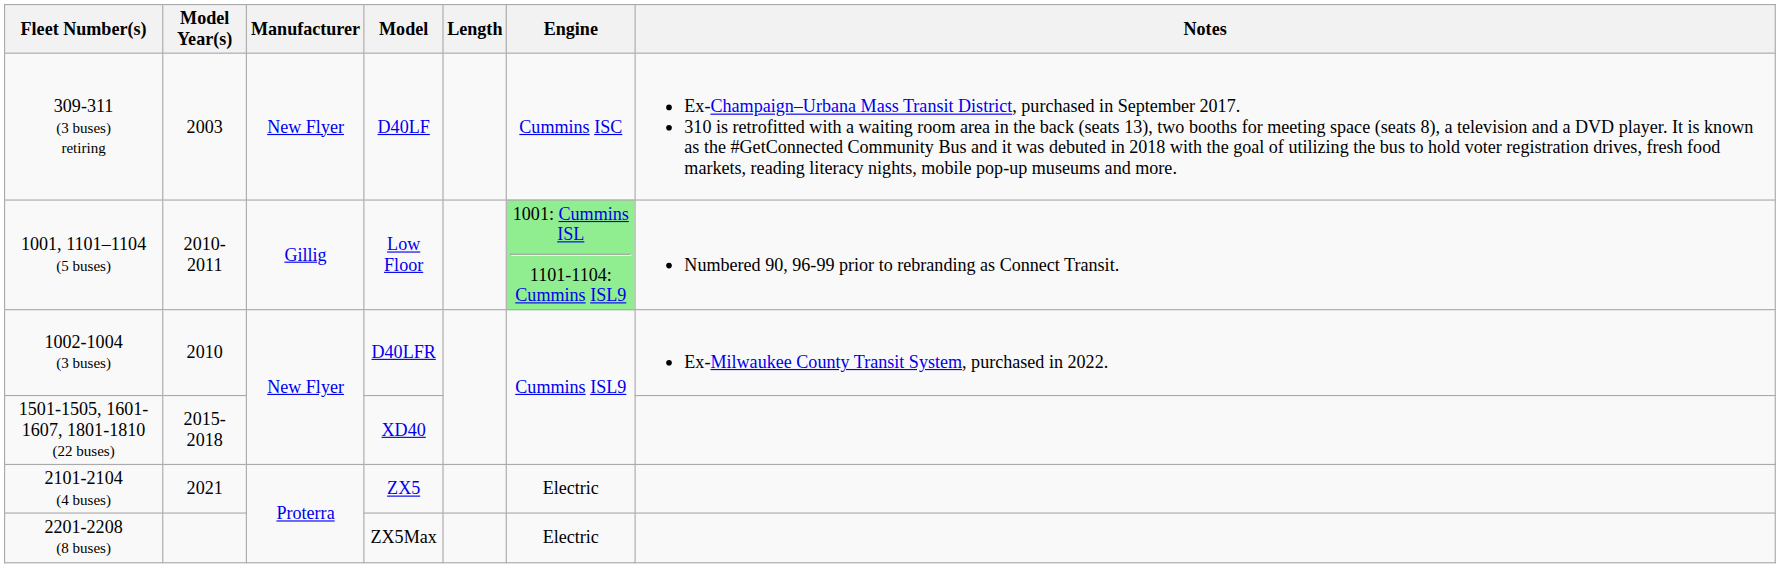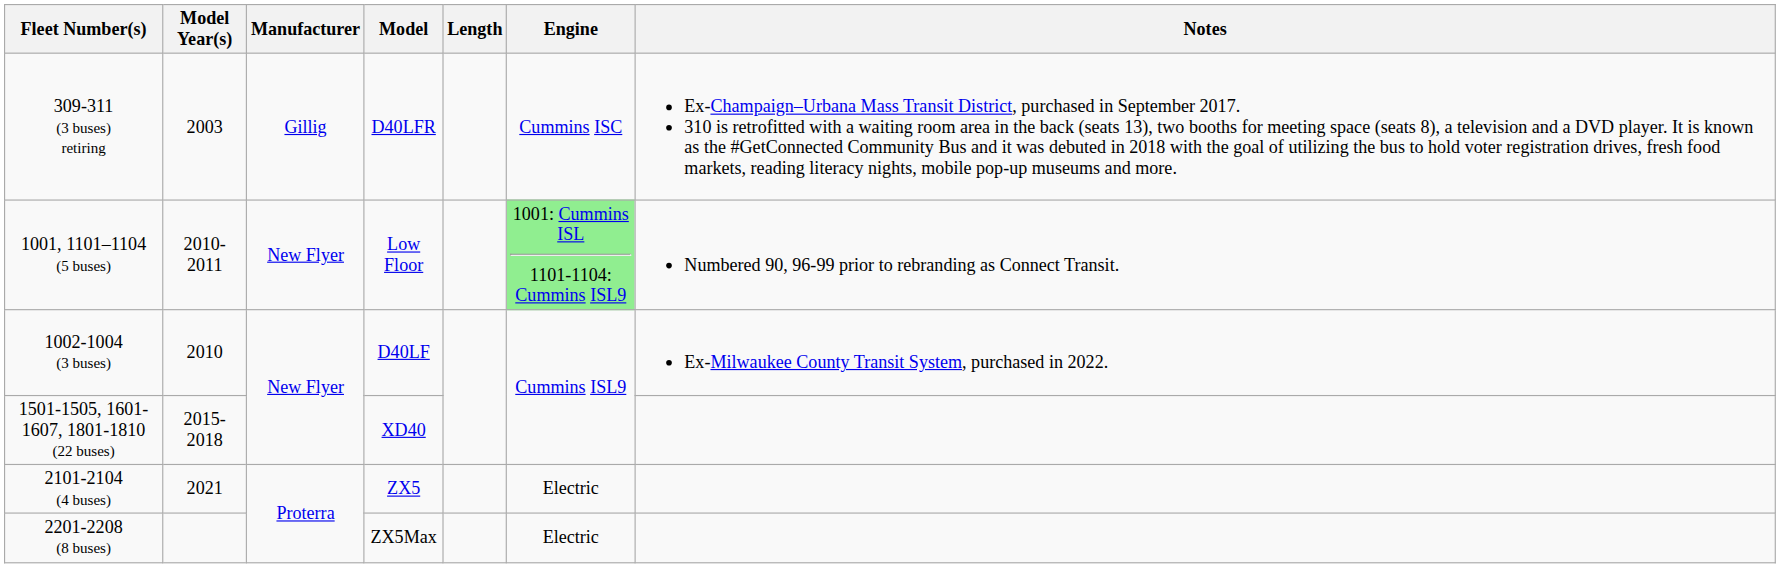(306, 126) New Flyer -> (306, 126) Gillig
(404, 126) D40LF -> (404, 126) D40LFR
(306, 254) Gillig -> (306, 254) New Flyer
(404, 352) D40LFR -> (404, 352) D40LF
